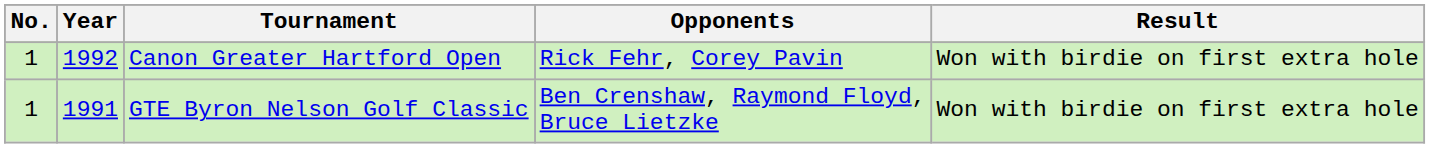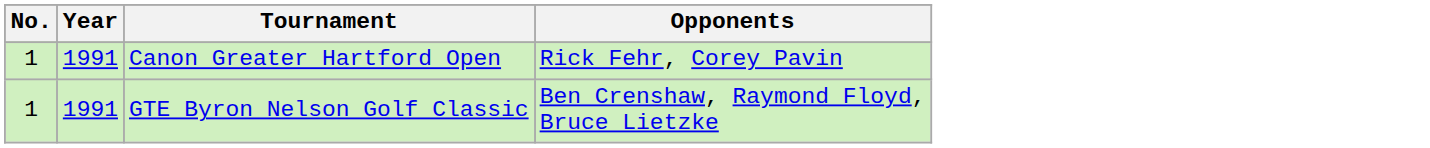- column: (1178, 24)
(90, 61) 1992 -> (90, 61) 1991
